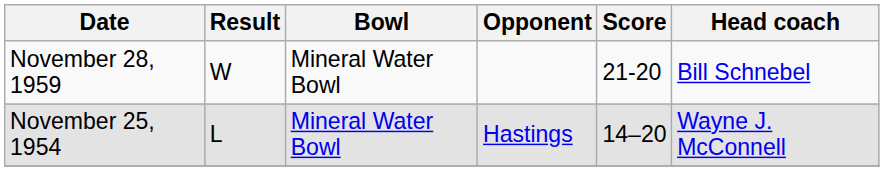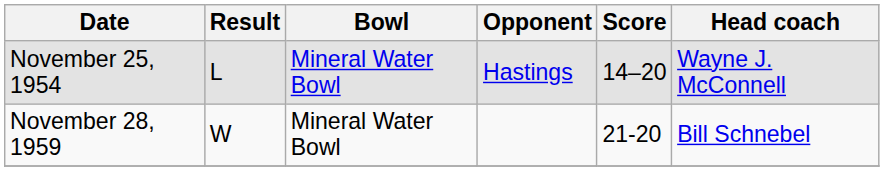rows swapped: (82, 134) <-> (82, 72)
